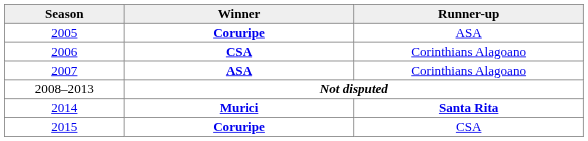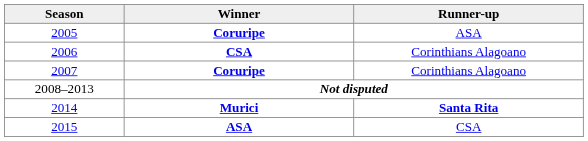(239, 70) ASA -> (239, 70) Coruripe
(239, 127) Coruripe -> (239, 127) ASA
